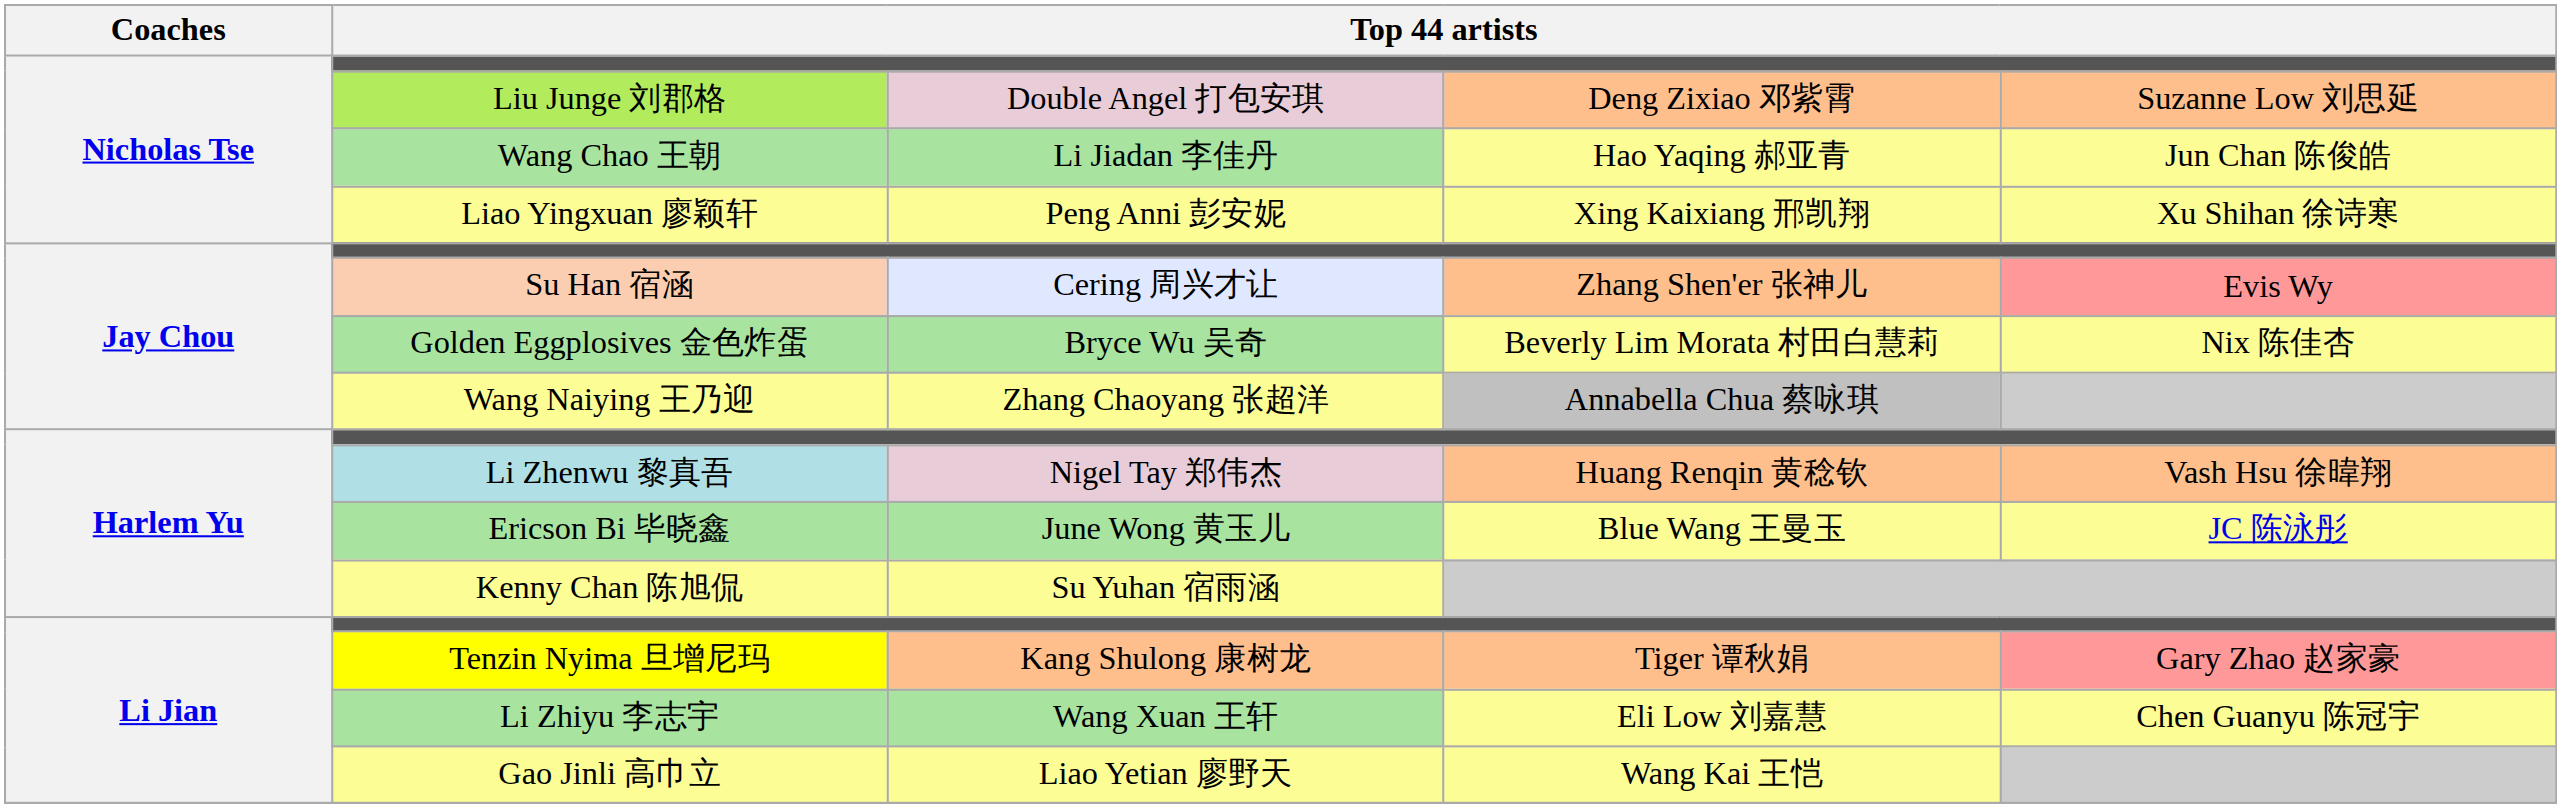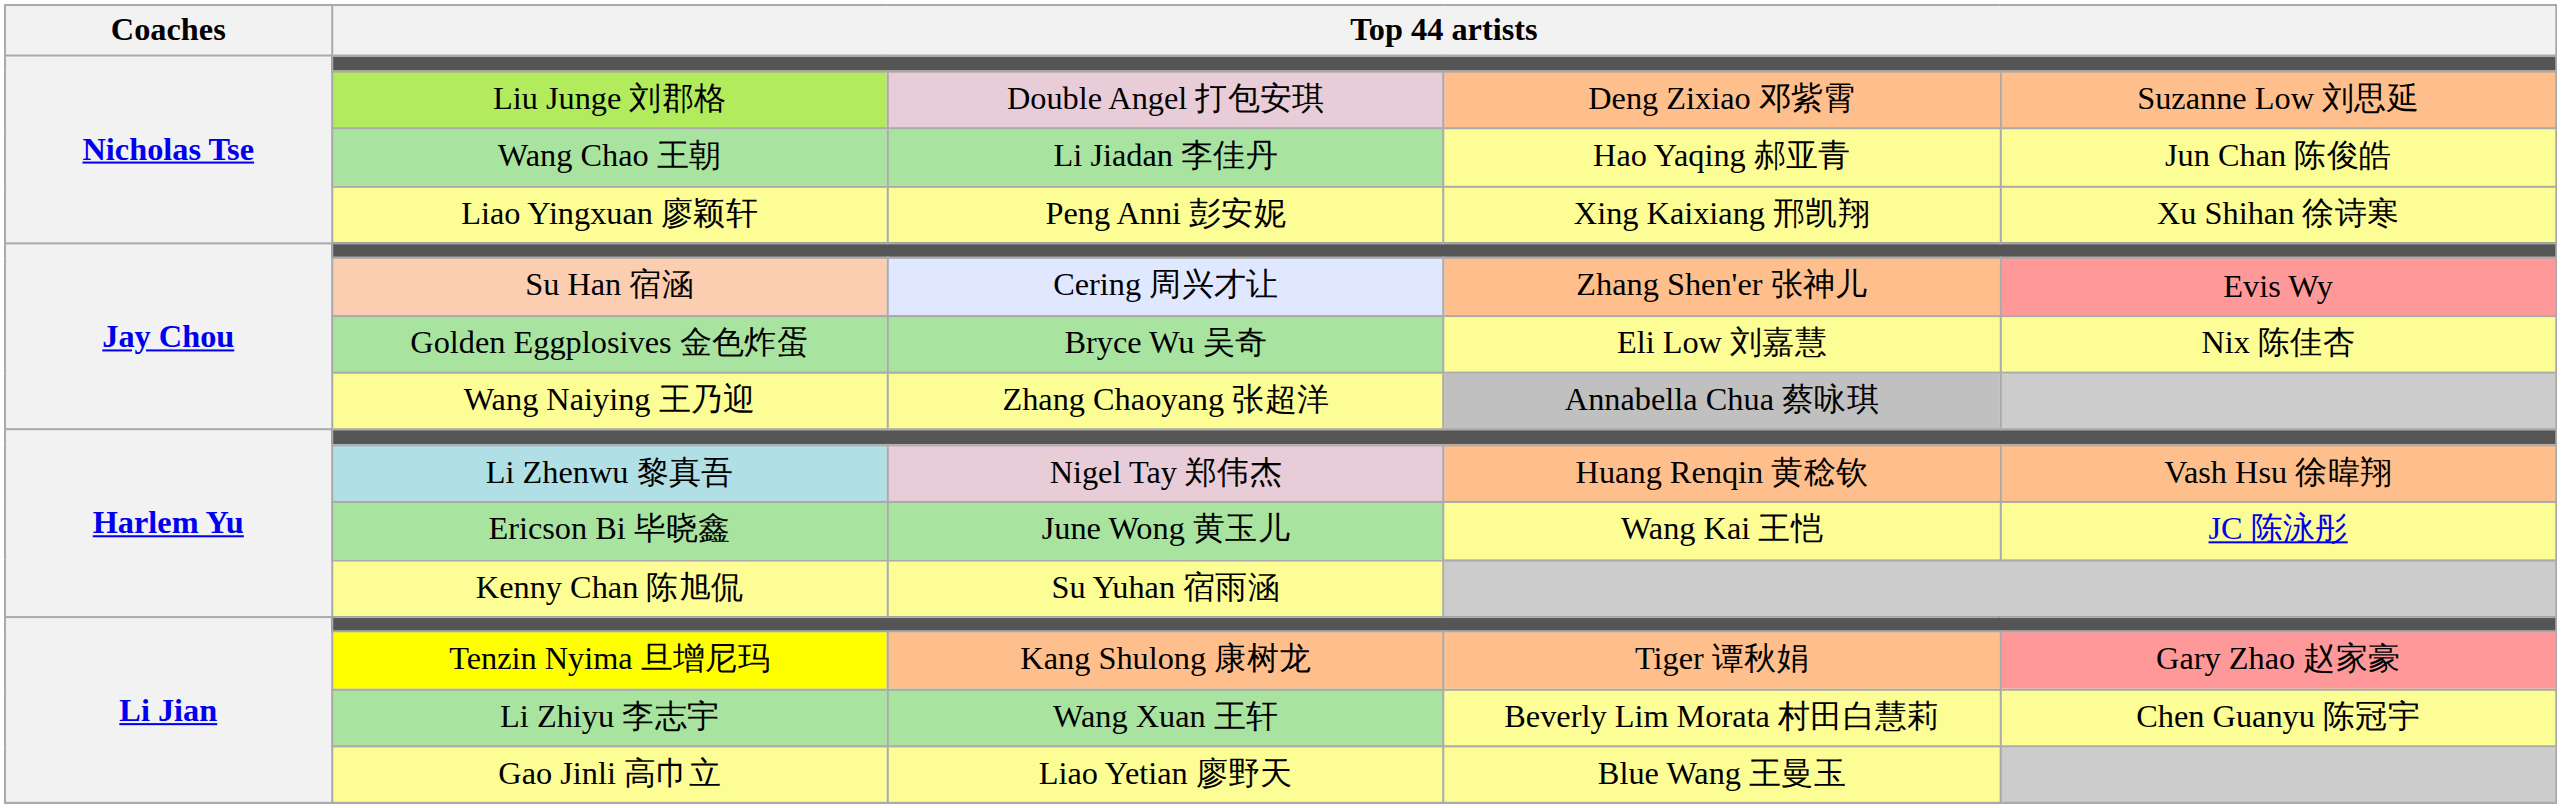(1722, 342) Beverly Lim Morata 村田白慧莉 -> (1722, 342) Eli Low 刘嘉慧
(1722, 529) Blue Wang 王曼玉 -> (1722, 529) Wang Kai 王恺
(1722, 716) Eli Low 刘嘉慧 -> (1722, 716) Beverly Lim Morata 村田白慧莉
(1722, 773) Wang Kai 王恺 -> (1722, 773) Blue Wang 王曼玉
